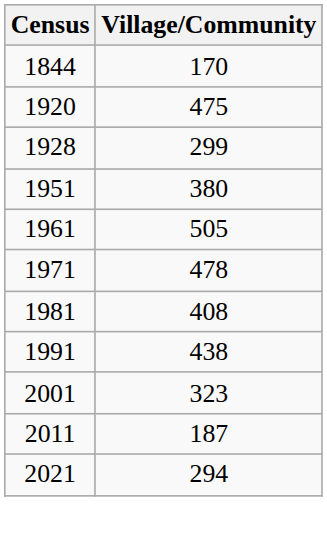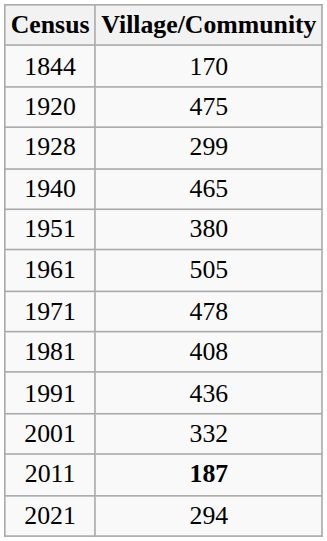+ row: (50, 188)
(209, 351) 438 -> (209, 392) 436
(209, 392) 323 -> (209, 433) 332
(209, 433) normal -> (209, 474) bold
